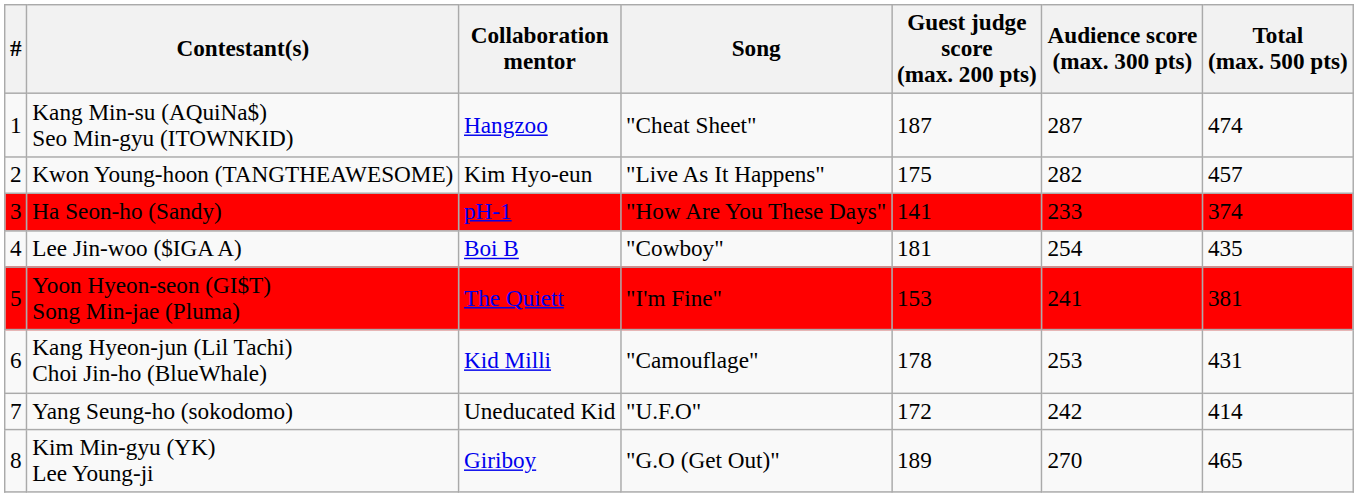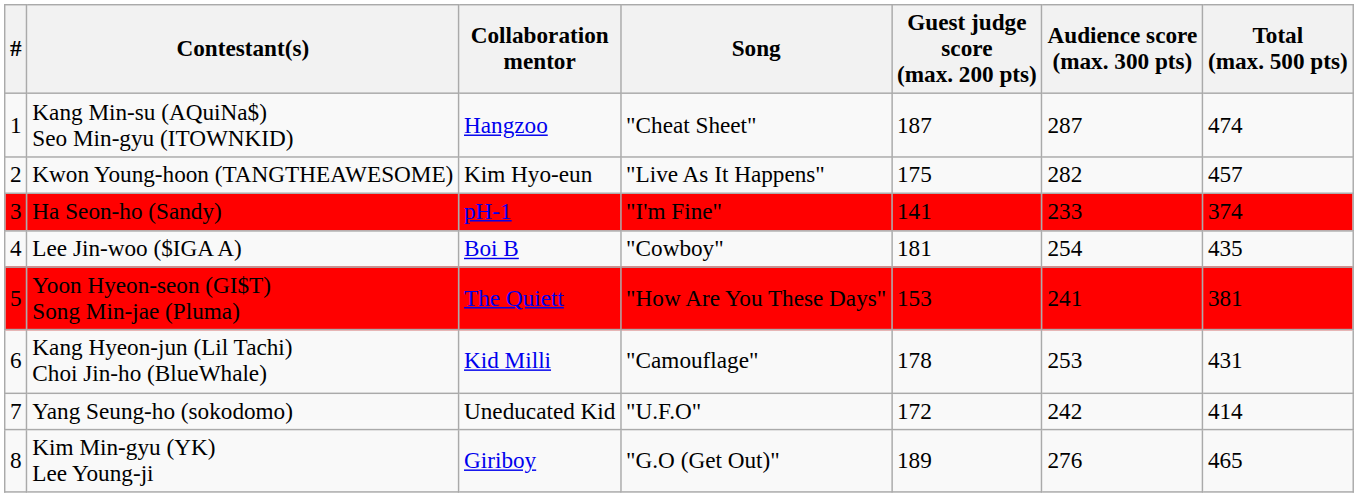(756, 211) "How Are You These Days" -> (674, 211) "I'm Fine"
(674, 298) "I'm Fine" -> (756, 298) "How Are You These Days"
(1065, 460) 270 -> (1065, 460) 276
